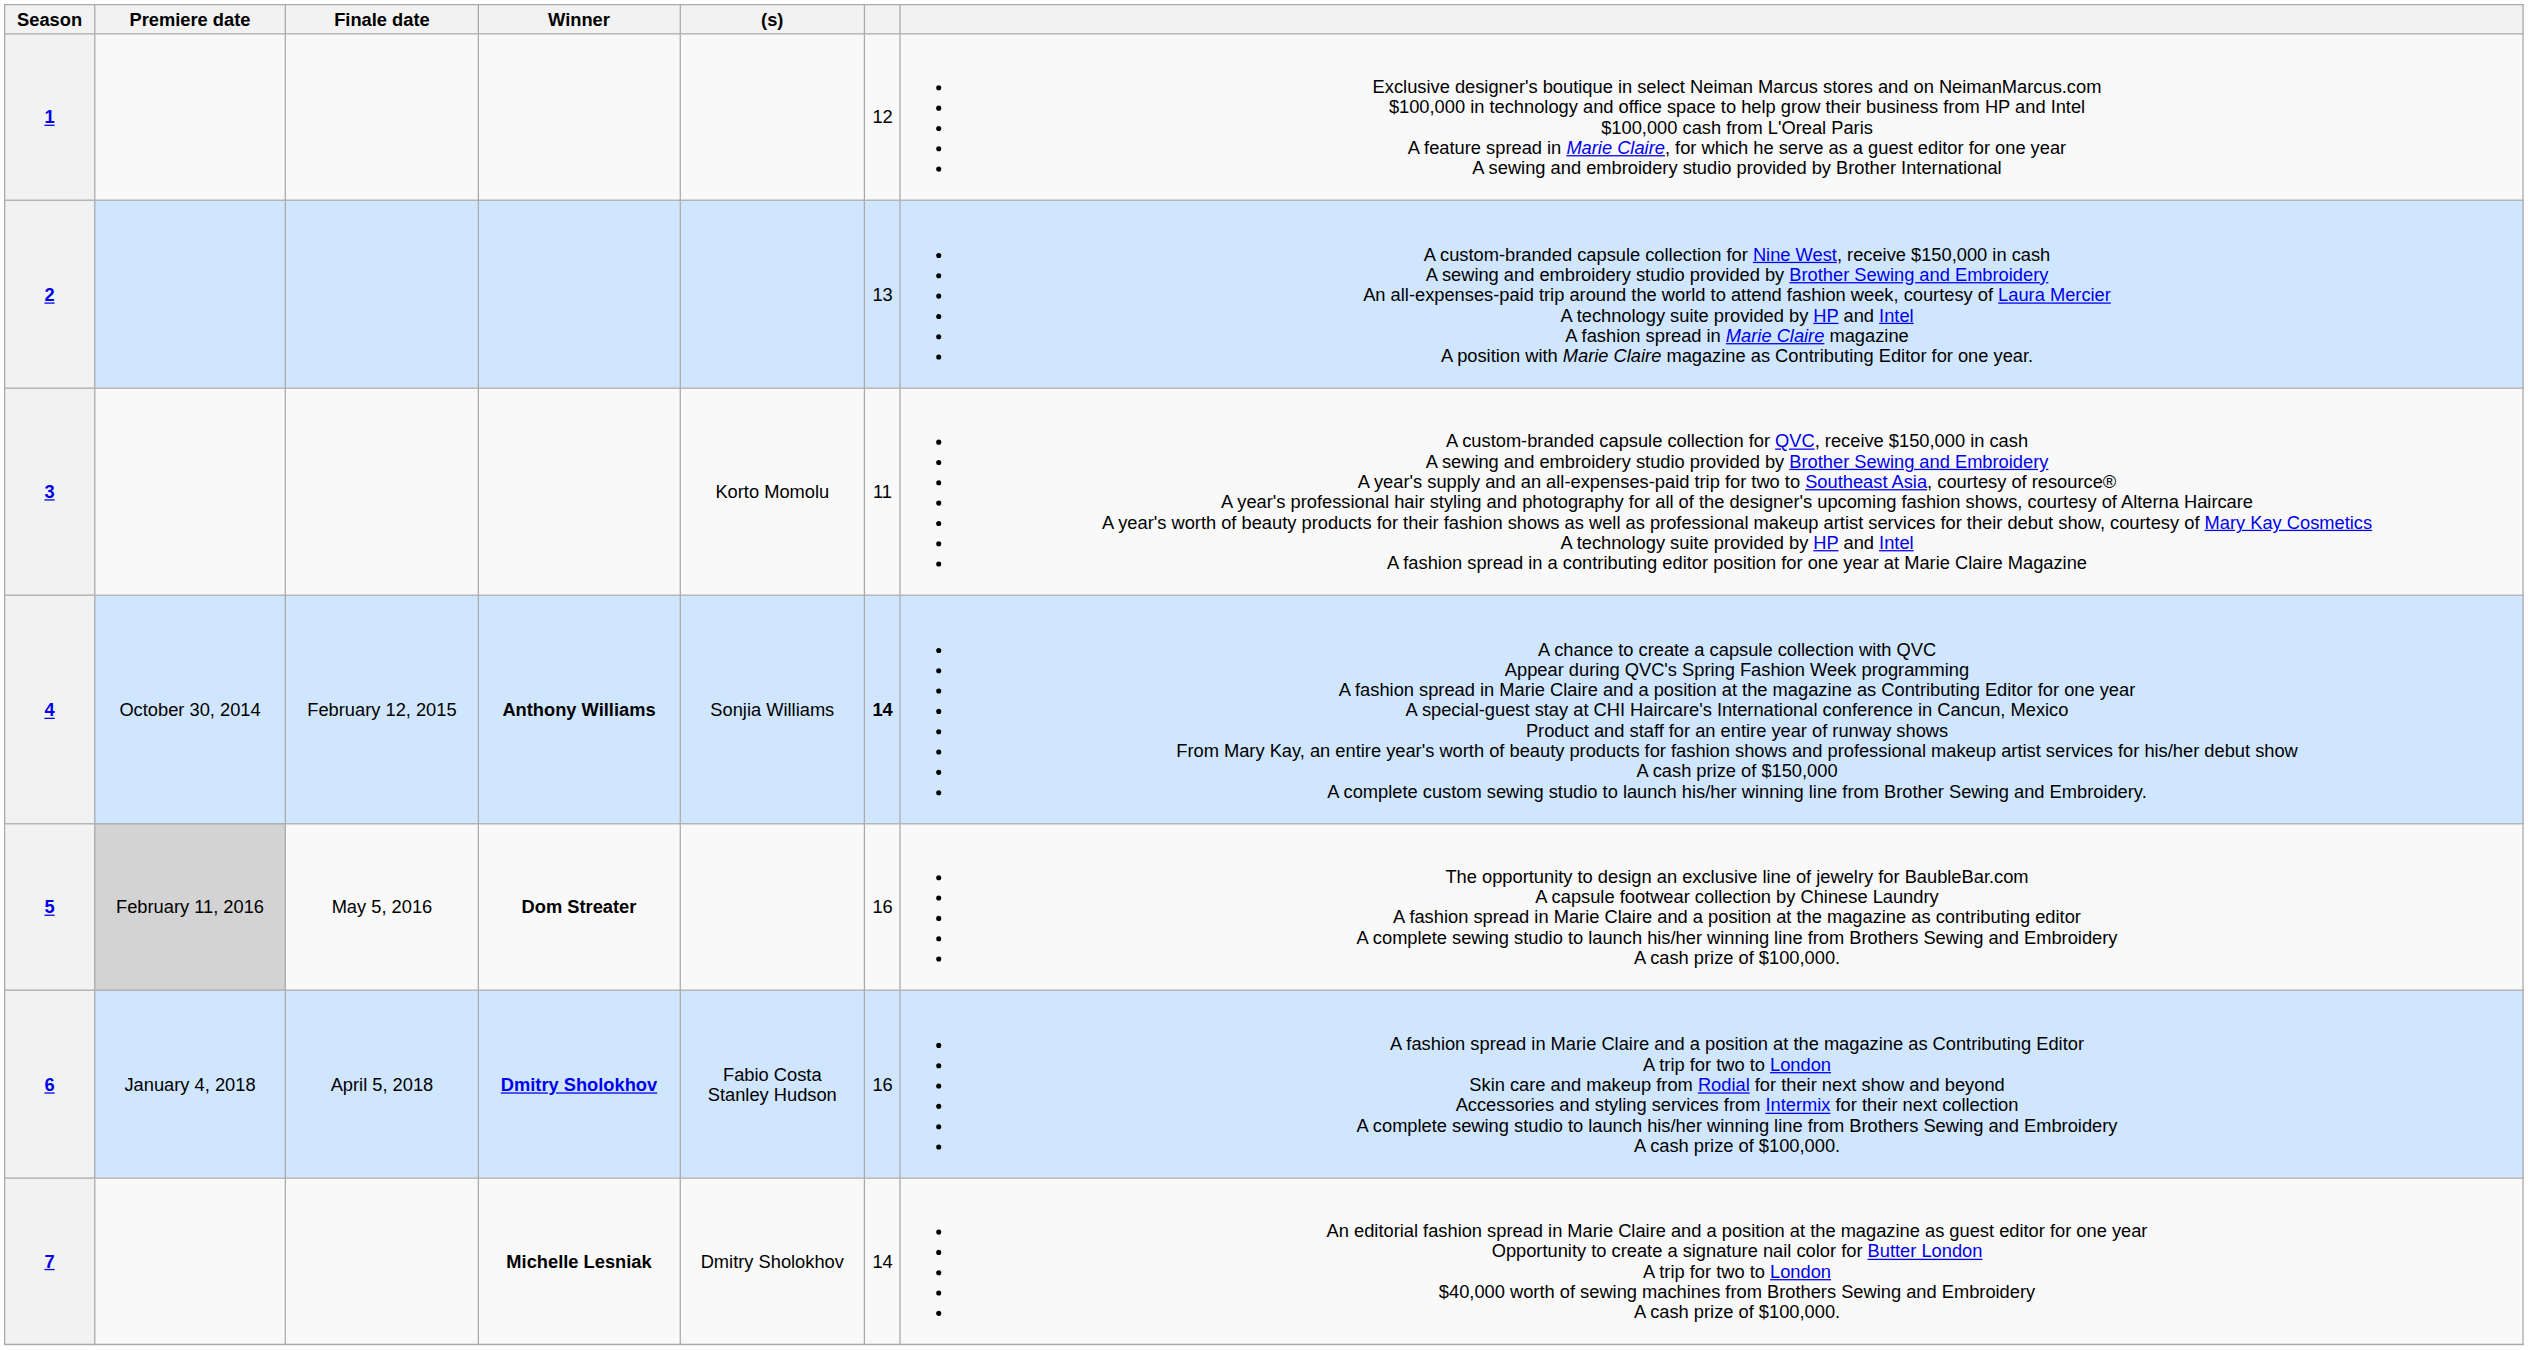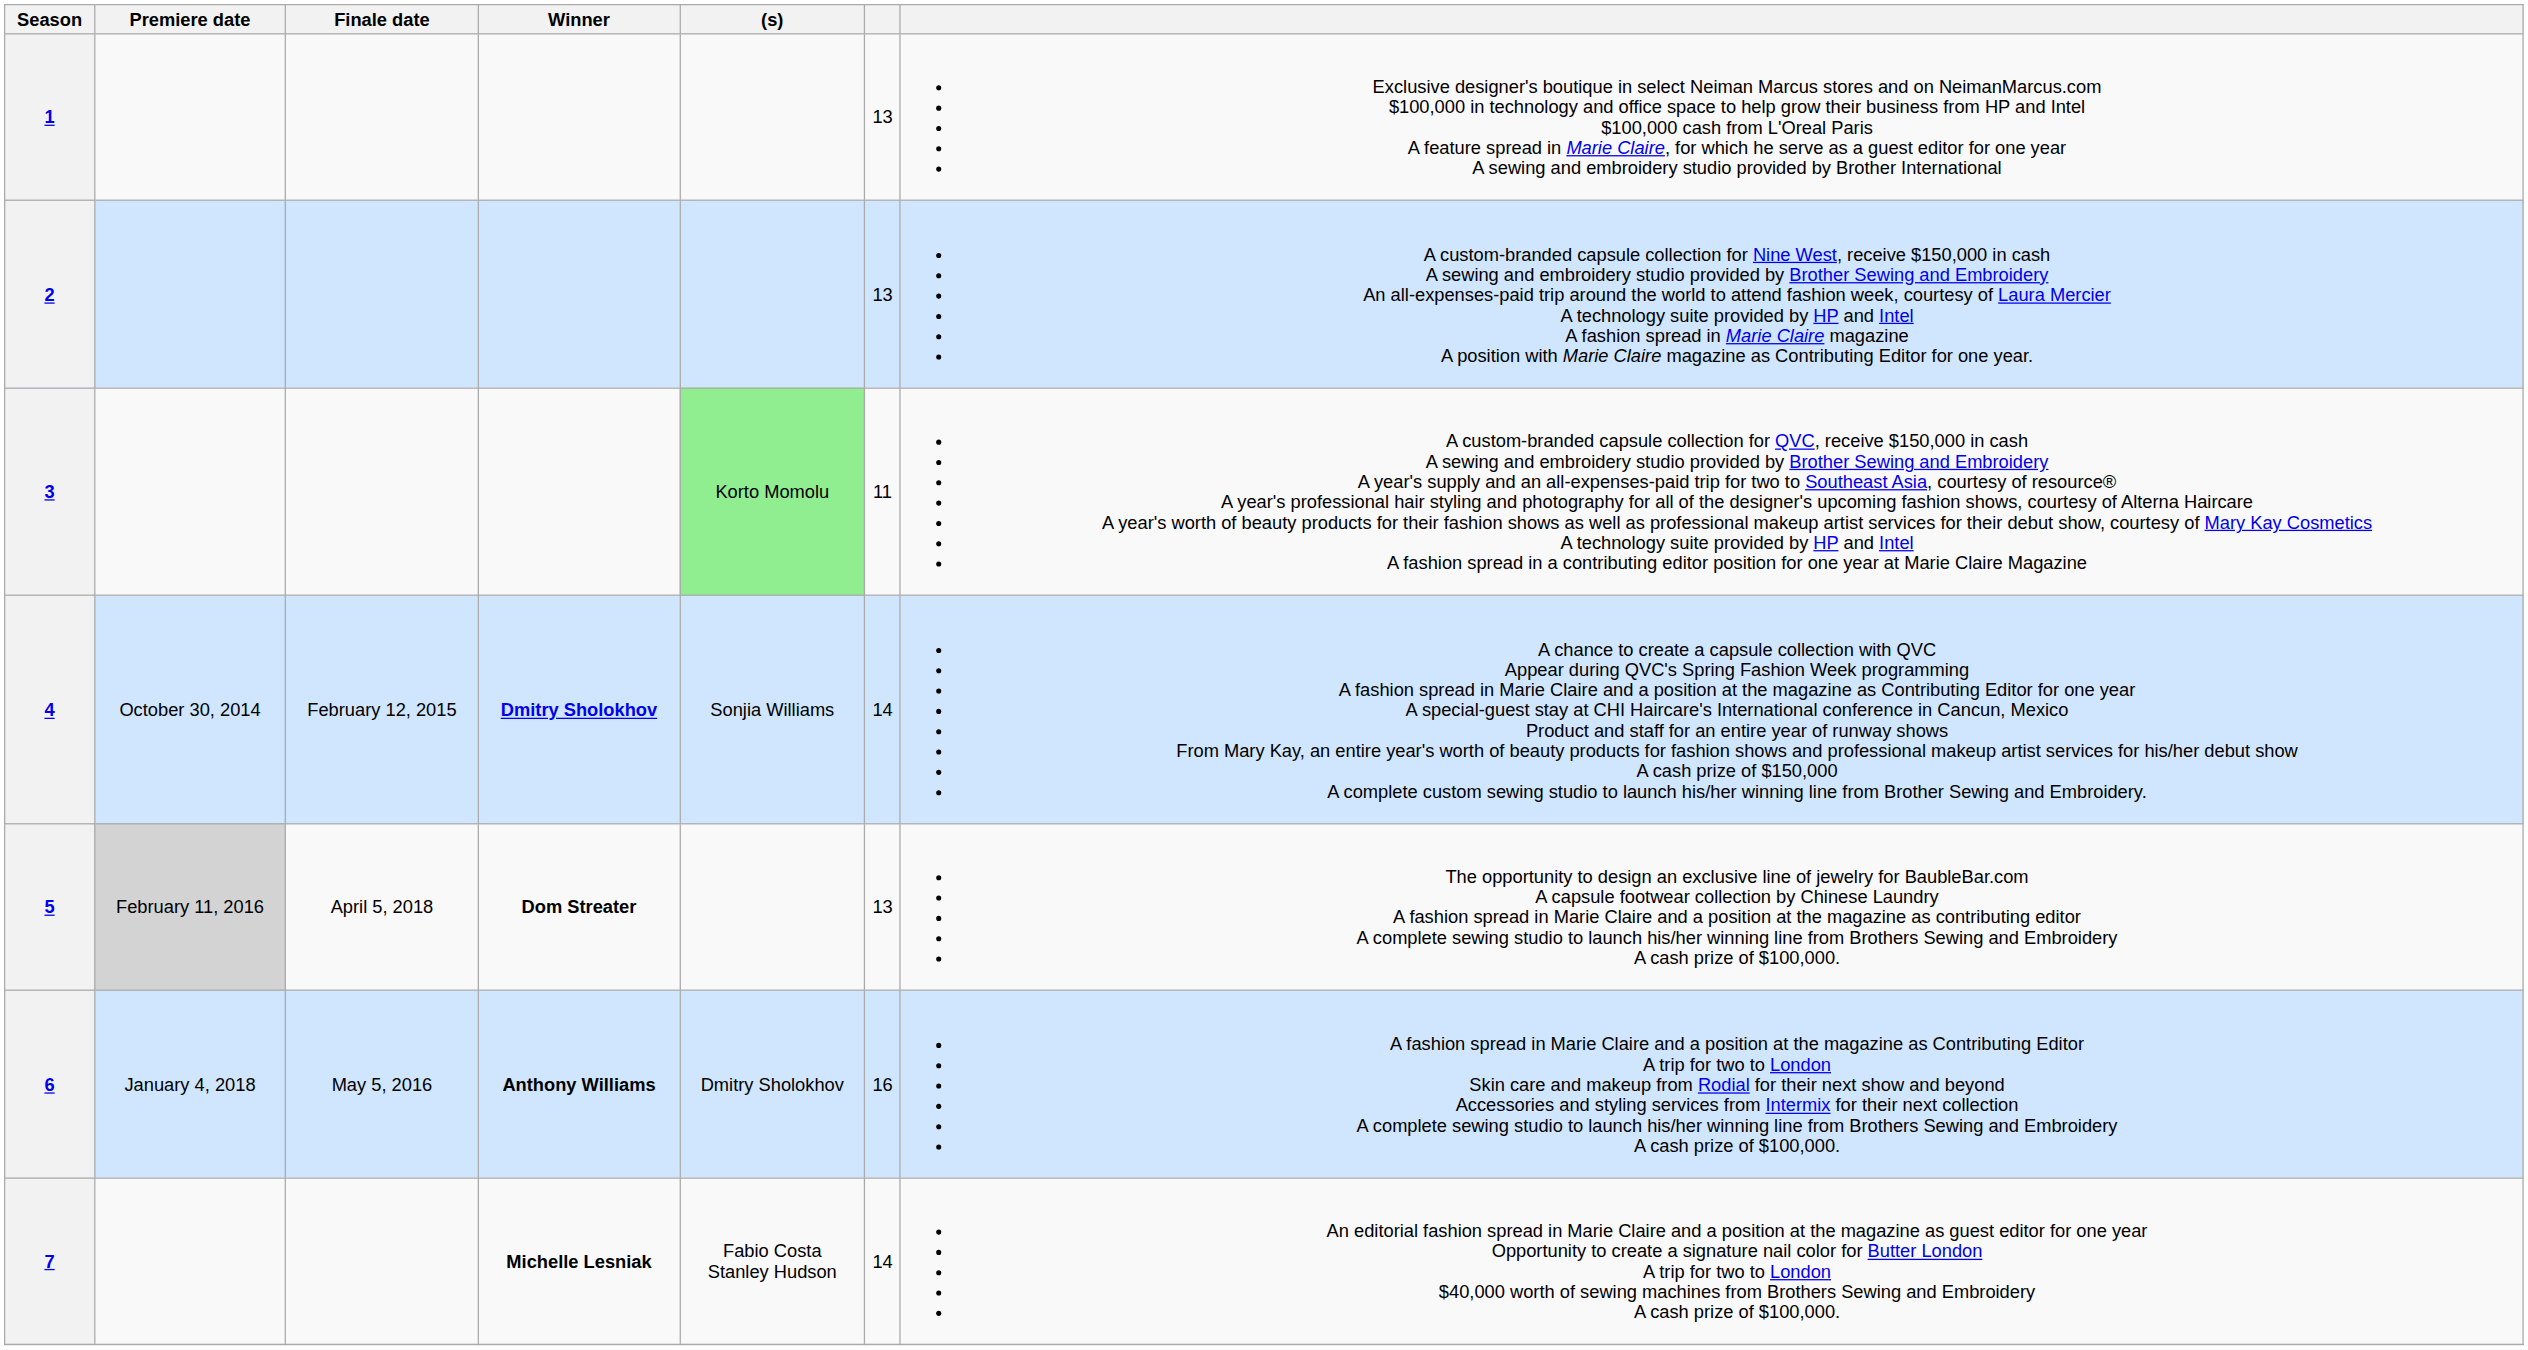(883, 117) 12 -> (883, 117) 13
(772, 492) no background -> (772, 492) lightgreen background
(579, 710) Anthony Williams -> (579, 710) Dmitry Sholokhov
(883, 710) bold -> (883, 710) normal
(382, 908) May 5, 2016 -> (382, 908) April 5, 2018
(883, 908) 16 -> (883, 908) 13
(382, 1085) April 5, 2018 -> (382, 1085) May 5, 2016
(579, 1085) Dmitry Sholokhov -> (579, 1085) Anthony Williams
(772, 1085) Fabio Costa Stanley Hudson -> (772, 1085) Dmitry Sholokhov
(772, 1262) Dmitry Sholokhov -> (772, 1262) Fabio Costa Stanley Hudson
